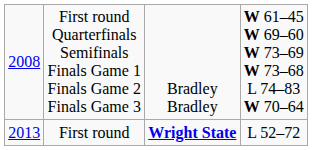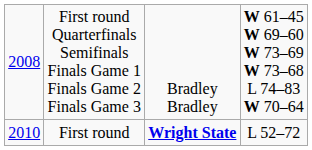(24, 132) 2013 -> (24, 132) 2010
